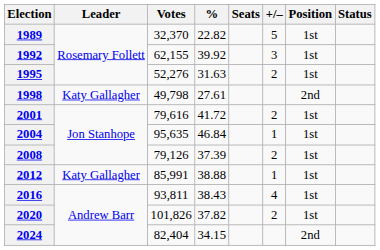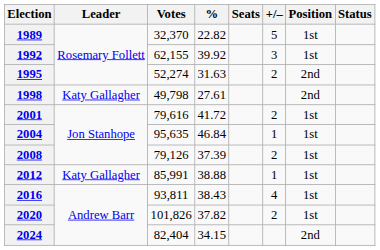(171, 74) 52,276 -> (171, 74) 52,274
(310, 74) 1st -> (310, 74) 2nd
